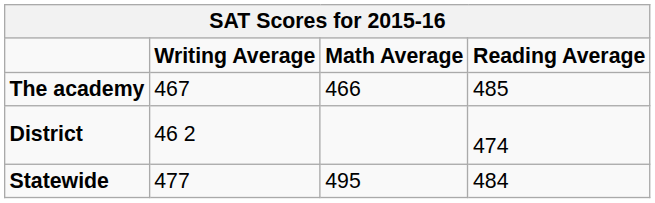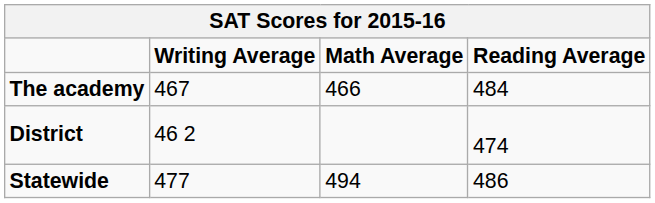(491, 88) 485 -> (491, 88) 484
(343, 180) 495 -> (343, 180) 494
(491, 180) 484 -> (491, 180) 486
